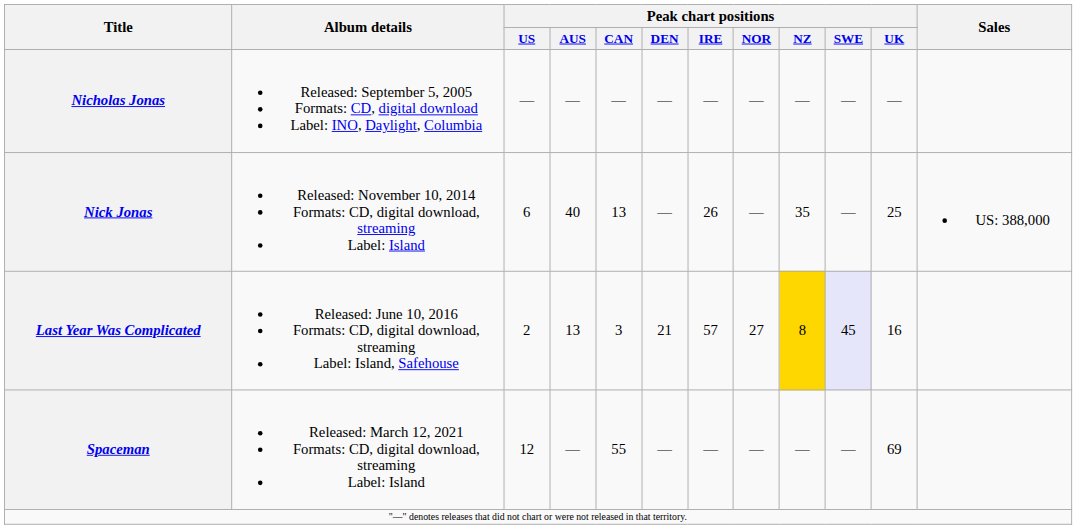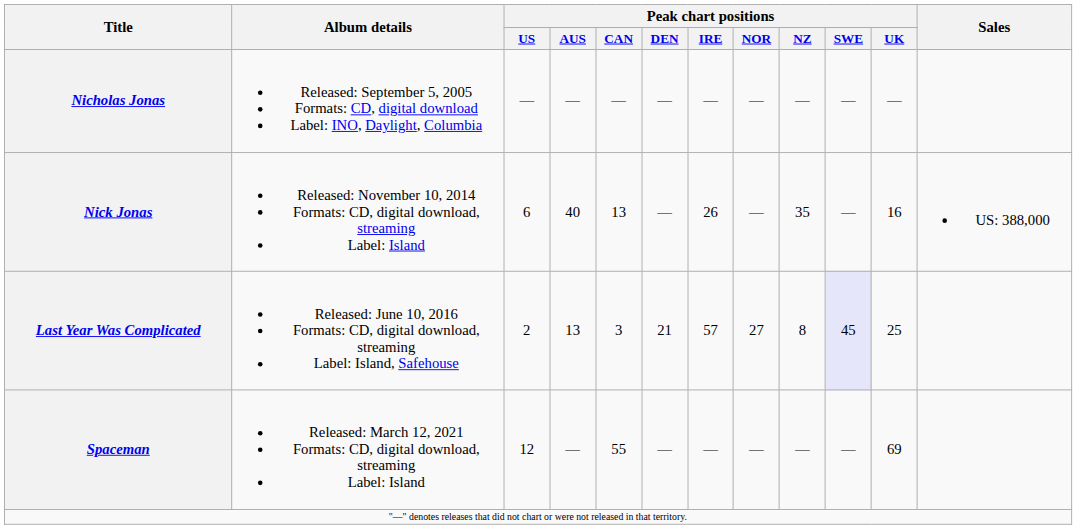(894, 211) 25 -> (894, 211) 16
(802, 330) gold background -> (802, 330) no background
(894, 330) 16 -> (894, 330) 25
